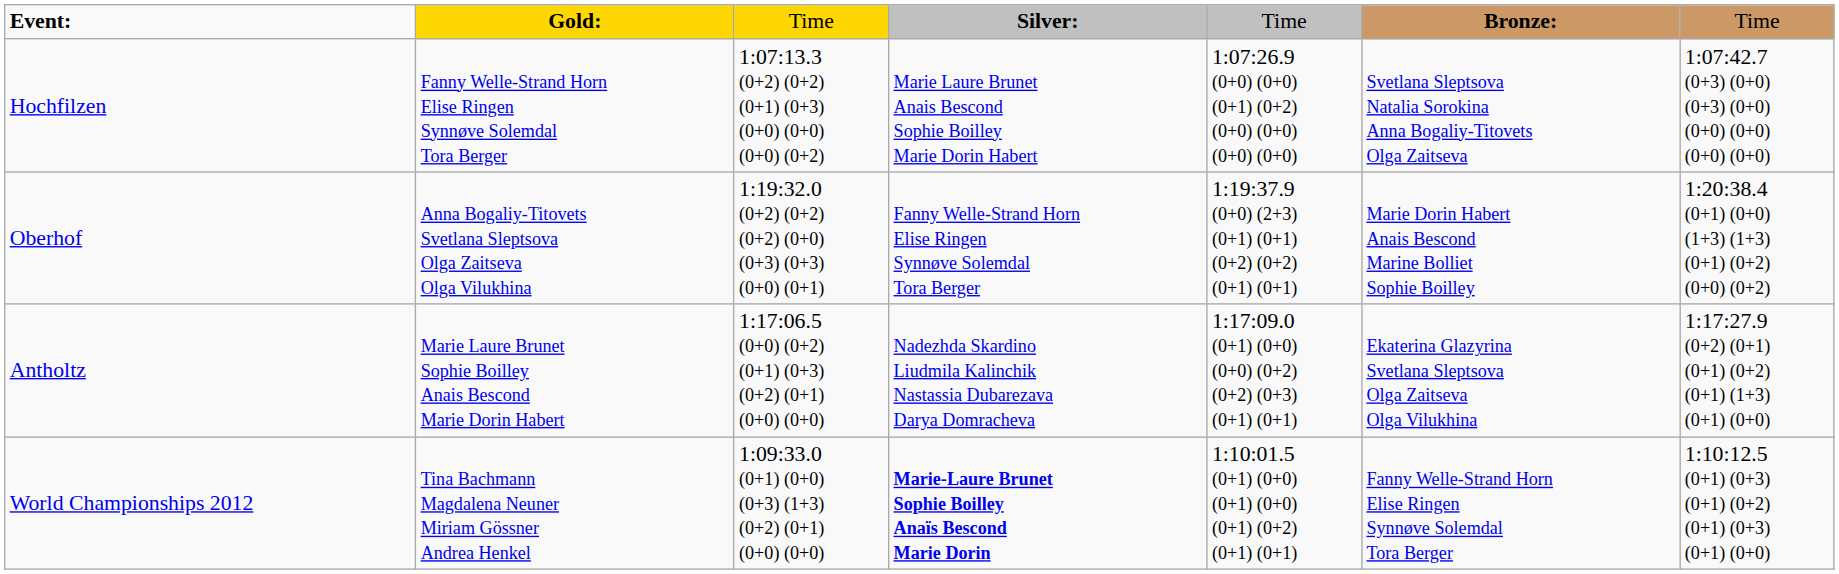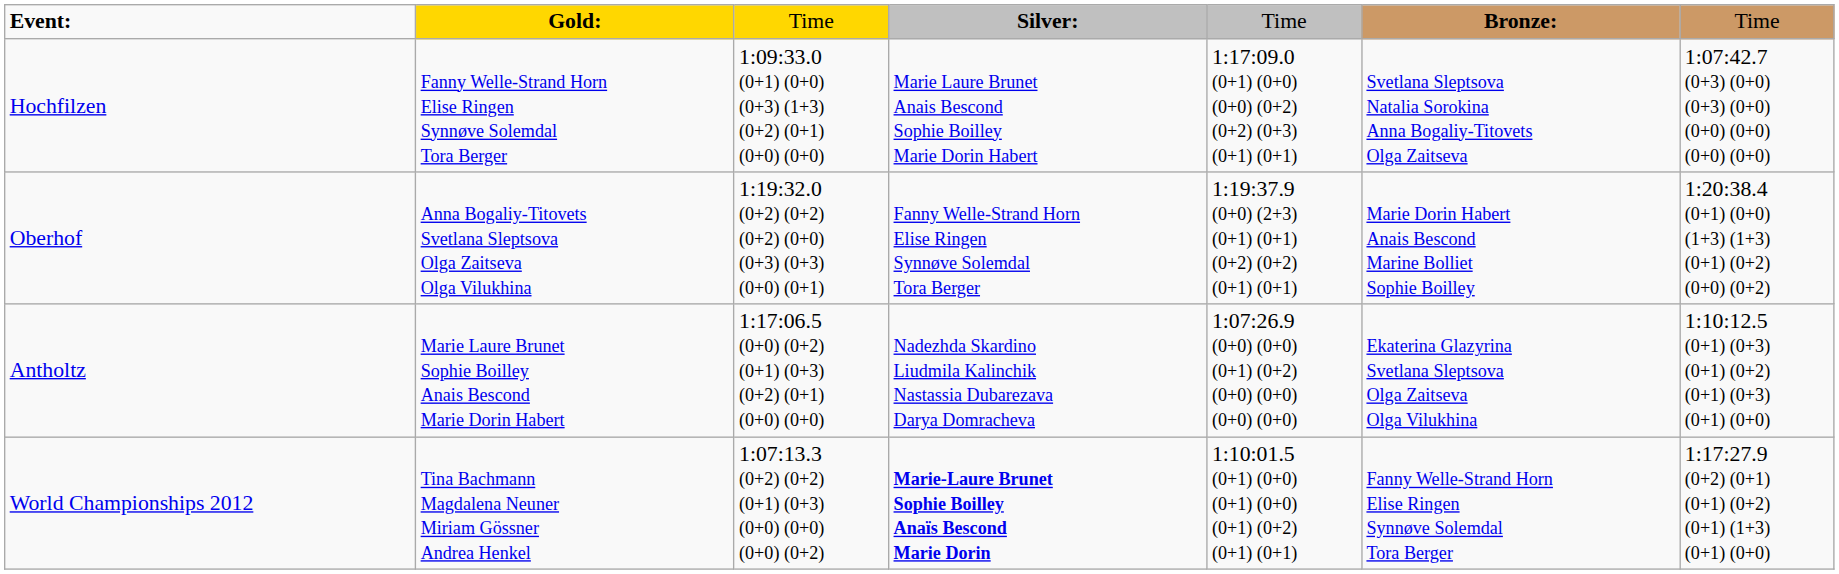(782, 105) 1:07:13.3 (0+2) (0+2) (0+1) (0+3) (0+0) (0+0) (0+0) (0+2) -> (782, 105) 1:09:33.0 (0+1) (0+0) (0+3) (1+3) (0+2) (0+1) (0+0) (0+0)
(1255, 105) 1:07:26.9 (0+0) (0+0) (0+1) (0+2) (0+0) (0+0) (0+0) (0+0) -> (1255, 105) 1:17:09.0 (0+1) (0+0) (0+0) (0+2) (0+2) (0+3) (0+1) (0+1)
(1255, 370) 1:17:09.0 (0+1) (0+0) (0+0) (0+2) (0+2) (0+3) (0+1) (0+1) -> (1255, 370) 1:07:26.9 (0+0) (0+0) (0+1) (0+2) (0+0) (0+0) (0+0) (0+0)
(1727, 370) 1:17:27.9 (0+2) (0+1) (0+1) (0+2) (0+1) (1+3) (0+1) (0+0) -> (1727, 370) 1:10:12.5 (0+1) (0+3) (0+1) (0+2) (0+1) (0+3) (0+1) (0+0)
(782, 502) 1:09:33.0 (0+1) (0+0) (0+3) (1+3) (0+2) (0+1) (0+0) (0+0) -> (782, 502) 1:07:13.3 (0+2) (0+2) (0+1) (0+3) (0+0) (0+0) (0+0) (0+2)
(1727, 502) 1:10:12.5 (0+1) (0+3) (0+1) (0+2) (0+1) (0+3) (0+1) (0+0) -> (1727, 502) 1:17:27.9 (0+2) (0+1) (0+1) (0+2) (0+1) (1+3) (0+1) (0+0)
